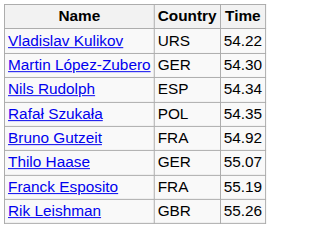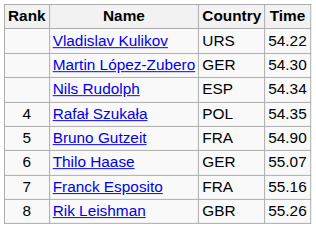+ column: (27, 16)
(243, 138) 54.92 -> (287, 138) 54.90
(243, 187) 55.19 -> (287, 187) 55.16
